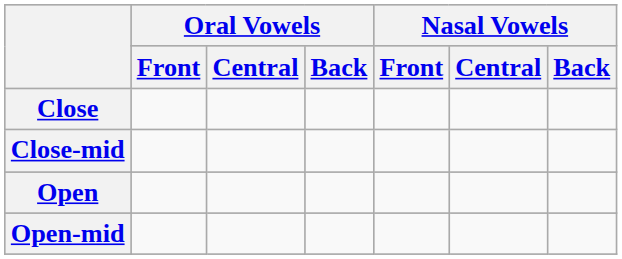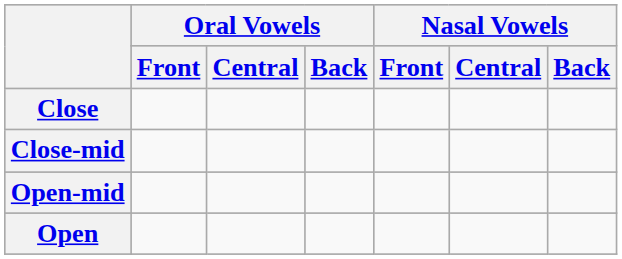rows swapped: (68, 233) <-> (68, 191)
